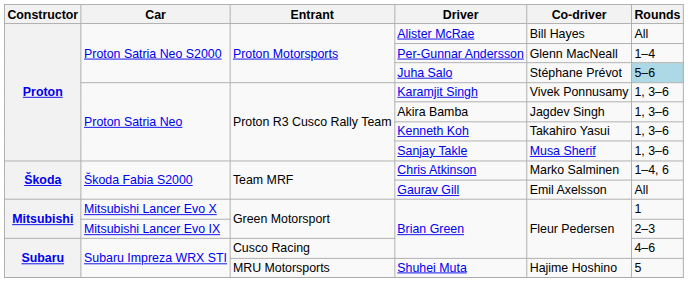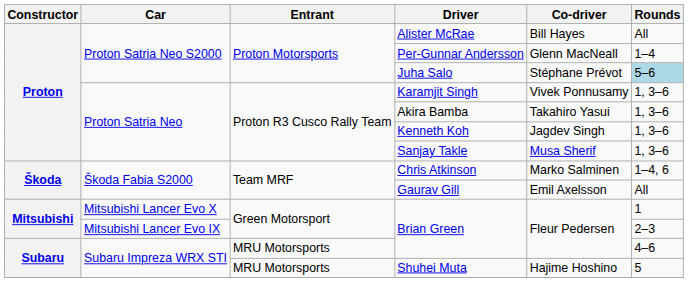(567, 111) Jagdev Singh -> (570, 111) Takahiro Yasui
(570, 131) Takahiro Yasui -> (567, 131) Jagdev Singh
(271, 248) Cusco Racing -> (281, 248) MRU Motorsports
